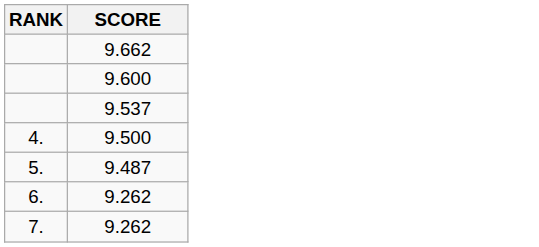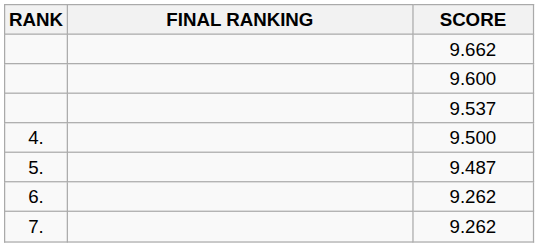+ column: (240, 20)
